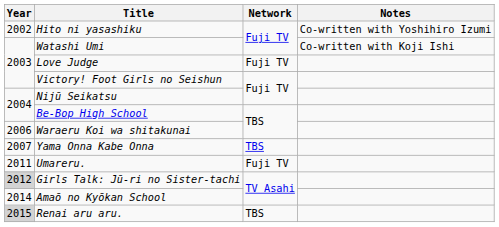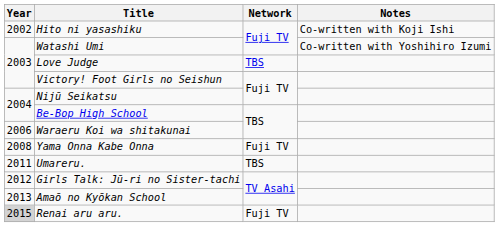(396, 30) Co-written with Yoshihiro Izumi -> (377, 30) Co-written with Koji Ishi
(377, 46) Co-written with Koji Ishi -> (396, 46) Co-written with Yoshihiro Izumi
(267, 63) Fuji TV -> (255, 63) TBS
(19, 147) 2007 -> (19, 147) 2008
(255, 147) TBS -> (267, 147) Fuji TV
(267, 163) Fuji TV -> (255, 163) TBS
(19, 180) lightgrey background -> (19, 180) no background
(19, 197) 2014 -> (19, 197) 2013
(255, 214) TBS -> (267, 214) Fuji TV
